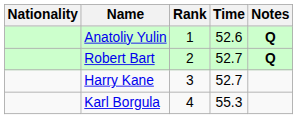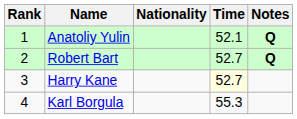columns swapped: (190, 15) <-> (43, 15)
(229, 37) 52.6 -> (229, 37) 52.1
(229, 80) no background -> (229, 80) lightyellow background
